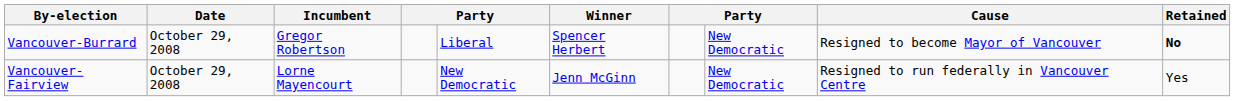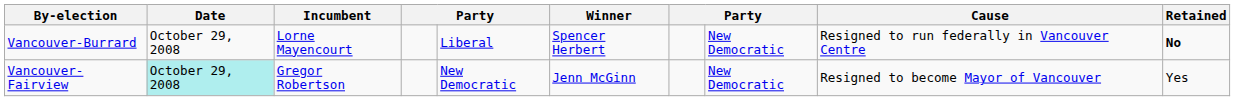(311, 43) Gregor Robertson -> (315, 43) Lorne Mayencourt
(961, 43) Resigned to become Mayor of Vancouver -> (964, 43) Resigned to run federally in Vancouver Centre
(191, 78) no background -> (191, 78) paleturquoise background
(315, 78) Lorne Mayencourt -> (311, 78) Gregor Robertson
(964, 78) Resigned to run federally in Vancouver Centre -> (961, 78) Resigned to become Mayor of Vancouver
